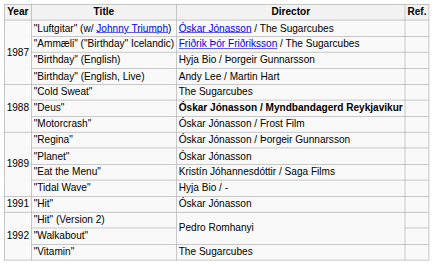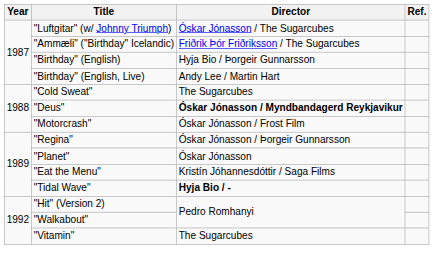(203, 188) normal -> (205, 188) bold
- row: (43, 204)
